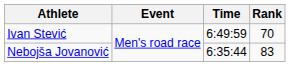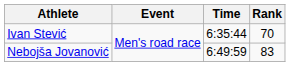(227, 33) 6:49:59 -> (227, 33) 6:35:44
(227, 53) 6:35:44 -> (227, 53) 6:49:59
